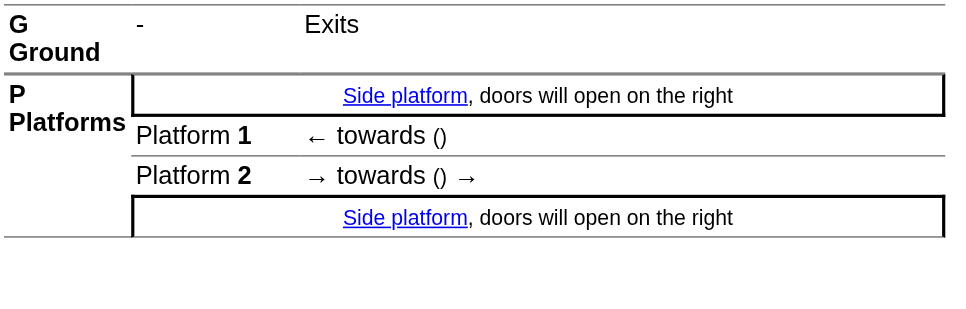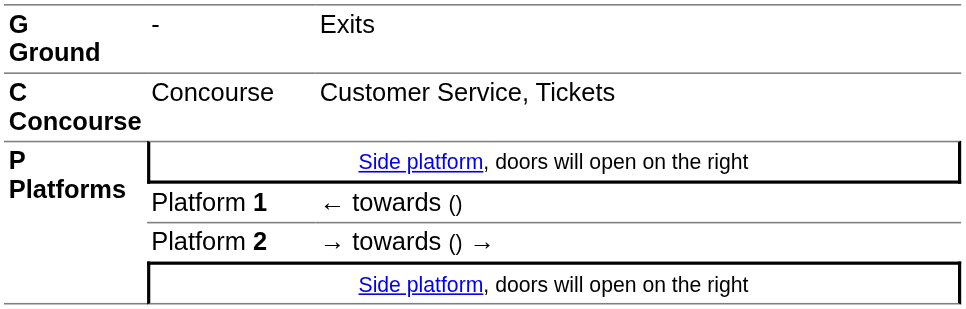+ row: (213, 92)
